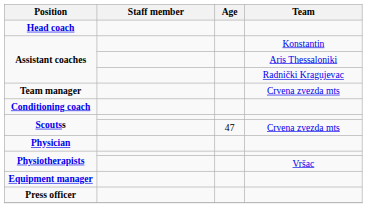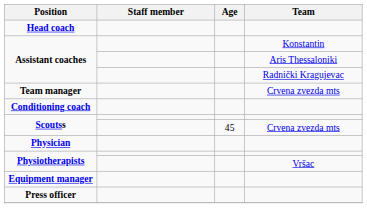(230, 127) 47 -> (230, 127) 45
